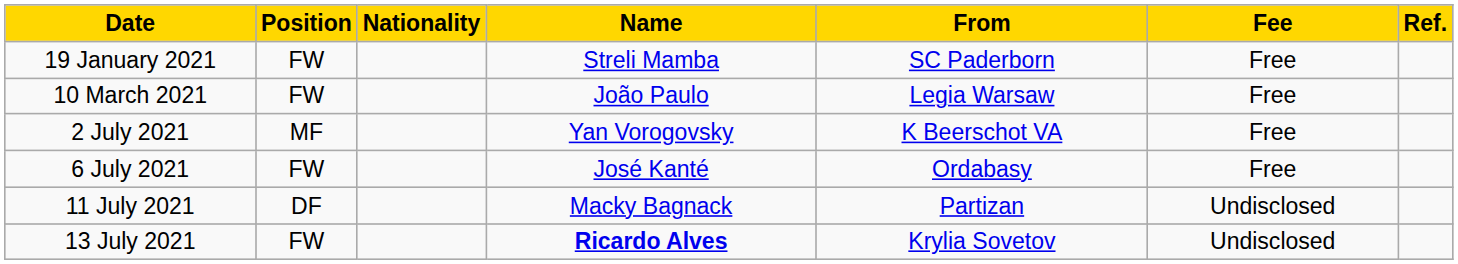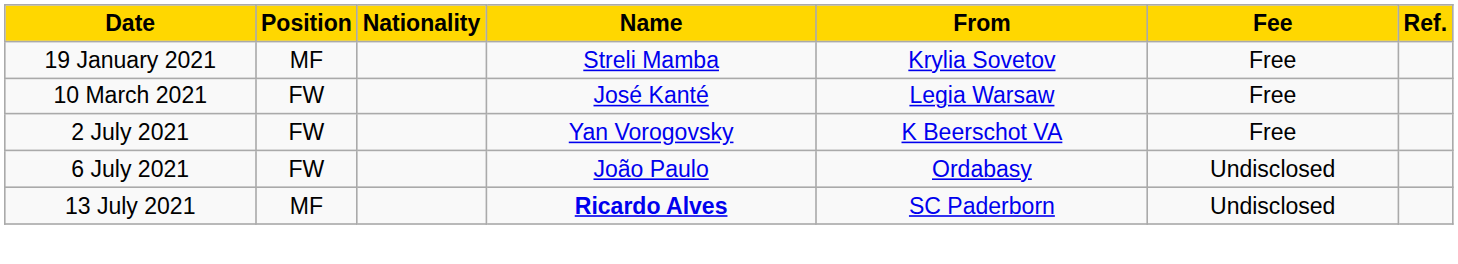(306, 60) FW -> (306, 60) MF
(982, 60) SC Paderborn -> (982, 60) Krylia Sovetov
(651, 96) João Paulo -> (651, 96) José Kanté
(306, 133) MF -> (306, 133) FW
(651, 169) José Kanté -> (651, 169) João Paulo
(1273, 169) Free -> (1273, 169) Undisclosed
- row: (130, 205)
(306, 242) FW -> (306, 205) MF
(982, 242) Krylia Sovetov -> (982, 205) SC Paderborn
